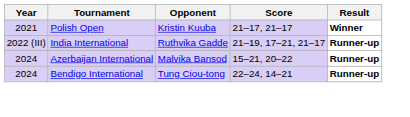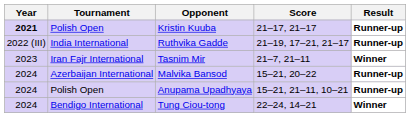(26, 28) normal -> (26, 28) bold
(346, 28) Winner -> (378, 28) Runner-up
+ row: (181, 59)
+ row: (205, 90)
(354, 74) Runner-up -> (370, 105) Winner
